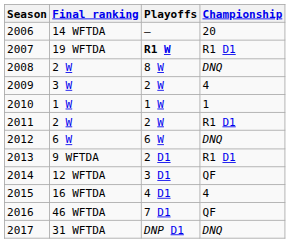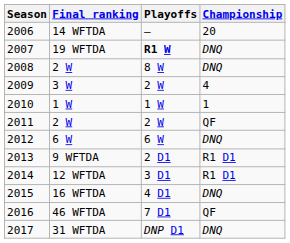(219, 49) R1 D1 -> (212, 49) DNQ
(219, 121) R1 D1 -> (209, 121) QF
(209, 176) QF -> (219, 176) R1 D1
(206, 194) 4 -> (212, 194) DNQ
